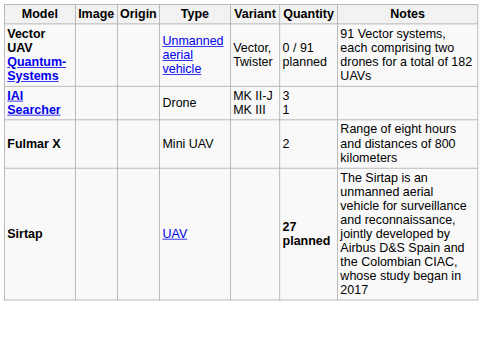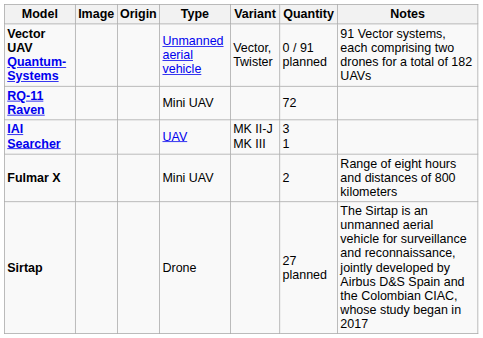+ row: (26, 103)
(179, 103) Drone -> (175, 136) UAV
(175, 233) UAV -> (179, 267) Drone
(306, 233) bold -> (305, 267) normal
